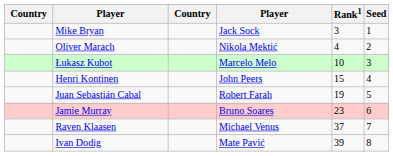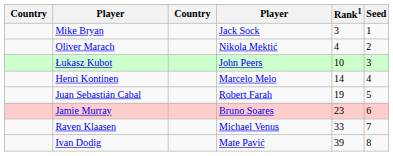(248, 63) Marcelo Melo -> (241, 63) John Peers
(241, 79) John Peers -> (248, 79) Marcelo Melo
(339, 79) 15 -> (339, 79) 14
(339, 127) 37 -> (339, 127) 33
